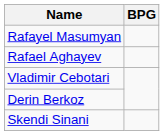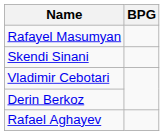rows swapped: (54, 57) <-> (48, 120)
